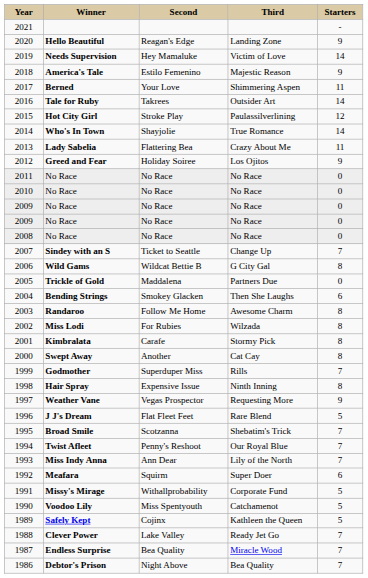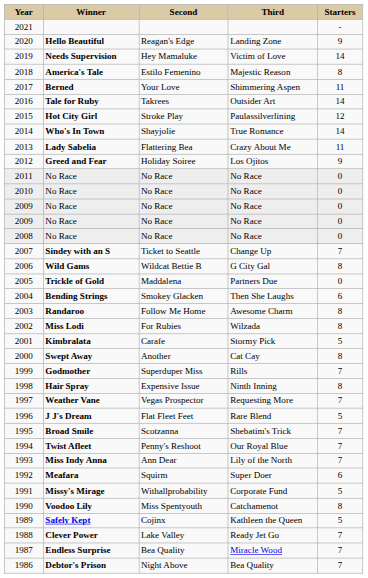(340, 72) 9 -> (340, 72) 8
(340, 341) 8 -> (340, 341) 5
(340, 401) 9 -> (340, 401) 7
(340, 506) 5 -> (340, 506) 8
